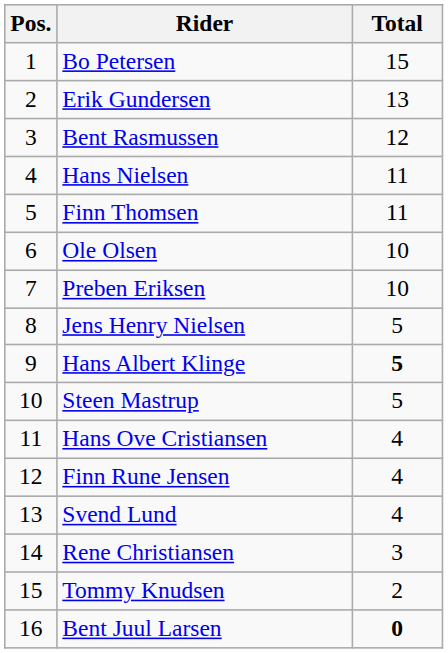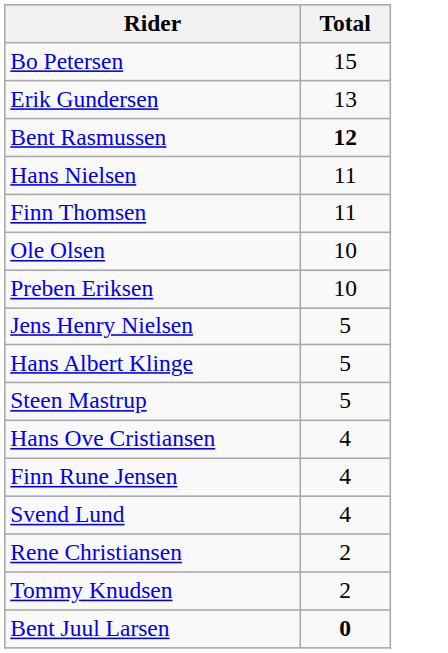- column: (31, 23)
(397, 136) normal -> (345, 136) bold
(397, 363) bold -> (345, 363) normal
(397, 552) 3 -> (345, 552) 2
